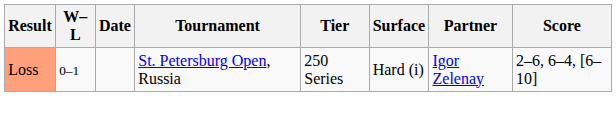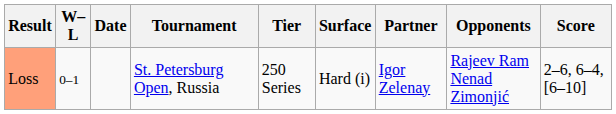+ column: (493, 26)
